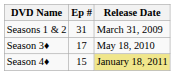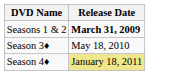- column: (82, 12)
(130, 29) normal -> (106, 29) bold
